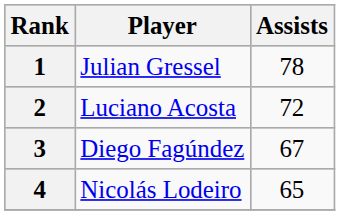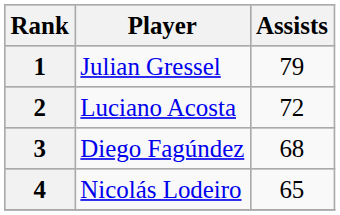(292, 66) 78 -> (292, 66) 79
(292, 148) 67 -> (292, 148) 68
